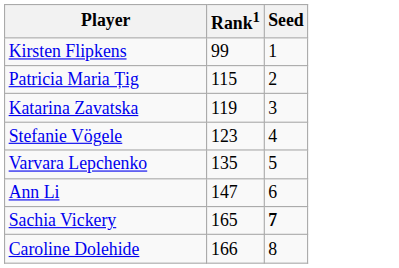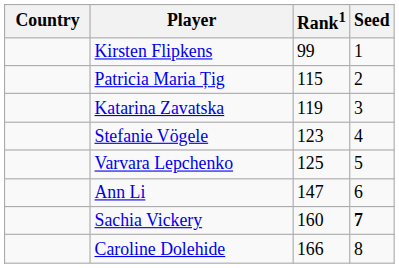+ column: (47, 20)
(224, 164) 135 -> (310, 164) 125
(224, 220) 165 -> (310, 220) 160
